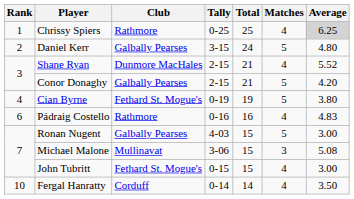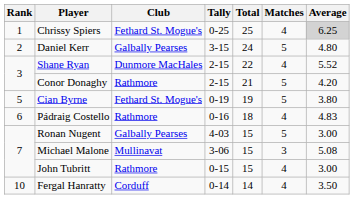(136, 30) Rathmore -> (158, 30) Fethard St. Mogue's
(248, 64) 21 -> (248, 64) 22
(151, 82) Galbally Pearses -> (136, 82) Rathmore
(20, 99) 4 -> (20, 99) 5
(248, 116) 16 -> (248, 116) 18
(158, 168) Fethard St. Mogue's -> (136, 168) Rathmore
